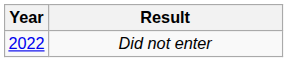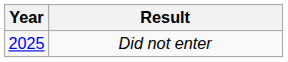(26, 44) 2022 -> (26, 44) 2025
